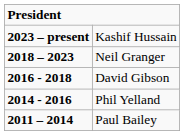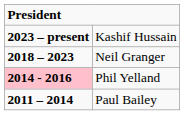- row: (132, 78)
(40, 99) no background -> (40, 78) pink background
